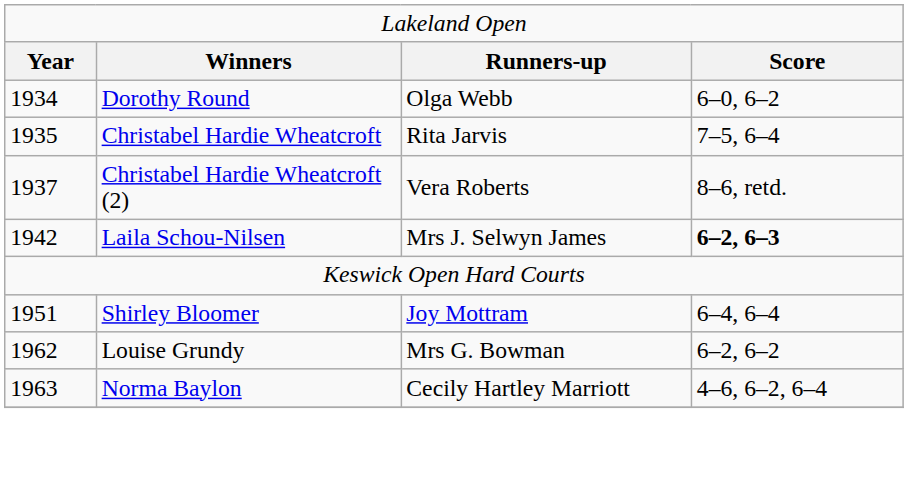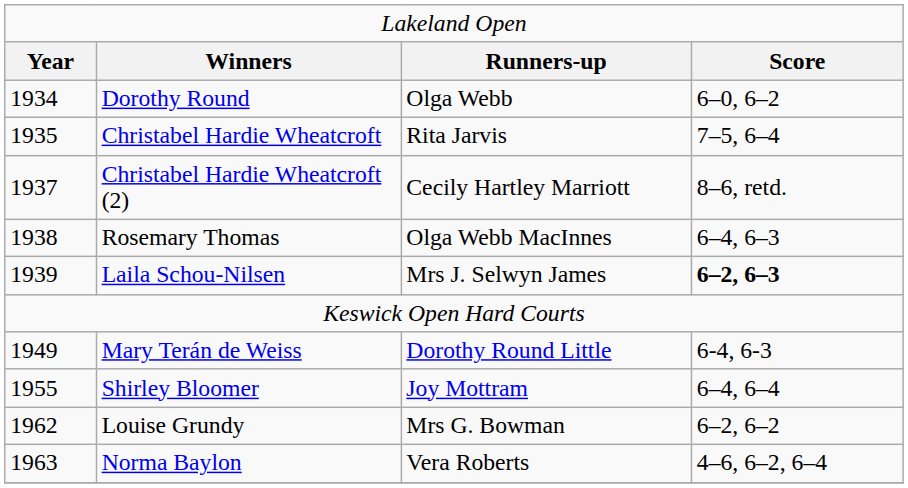(468, 186) Vera Roberts -> (518, 186) Cecily Hartley Marriott
+ row: (191, 237)
(34, 237) 1942 -> (34, 275) 1939
+ row: (202, 350)
(34, 312) 1951 -> (34, 387) 1955
(518, 387) Cecily Hartley Marriott -> (468, 463) Vera Roberts
